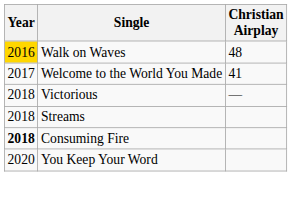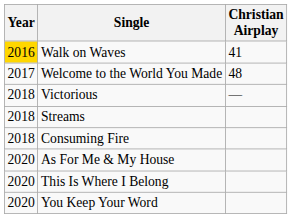(235, 52) 48 -> (235, 52) 41
(235, 73) 41 -> (235, 73) 48
(21, 138) bold -> (21, 138) normal
+ row: (108, 159)
+ row: (105, 181)
